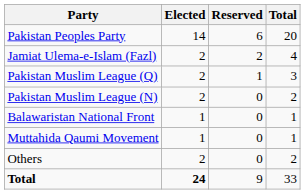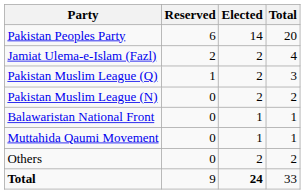columns swapped: (185, 14) <-> (237, 14)
